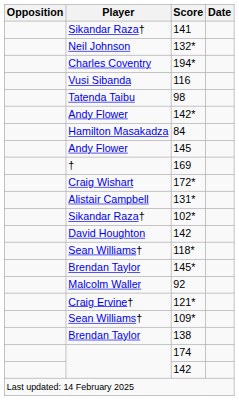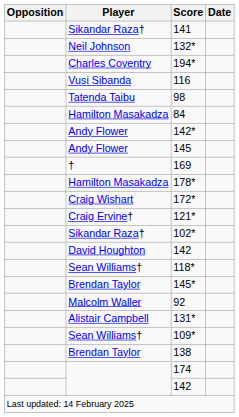rows swapped: (98, 115) <-> (118, 132)
+ row: (118, 183)
rows swapped: (101, 302) <-> (109, 200)
